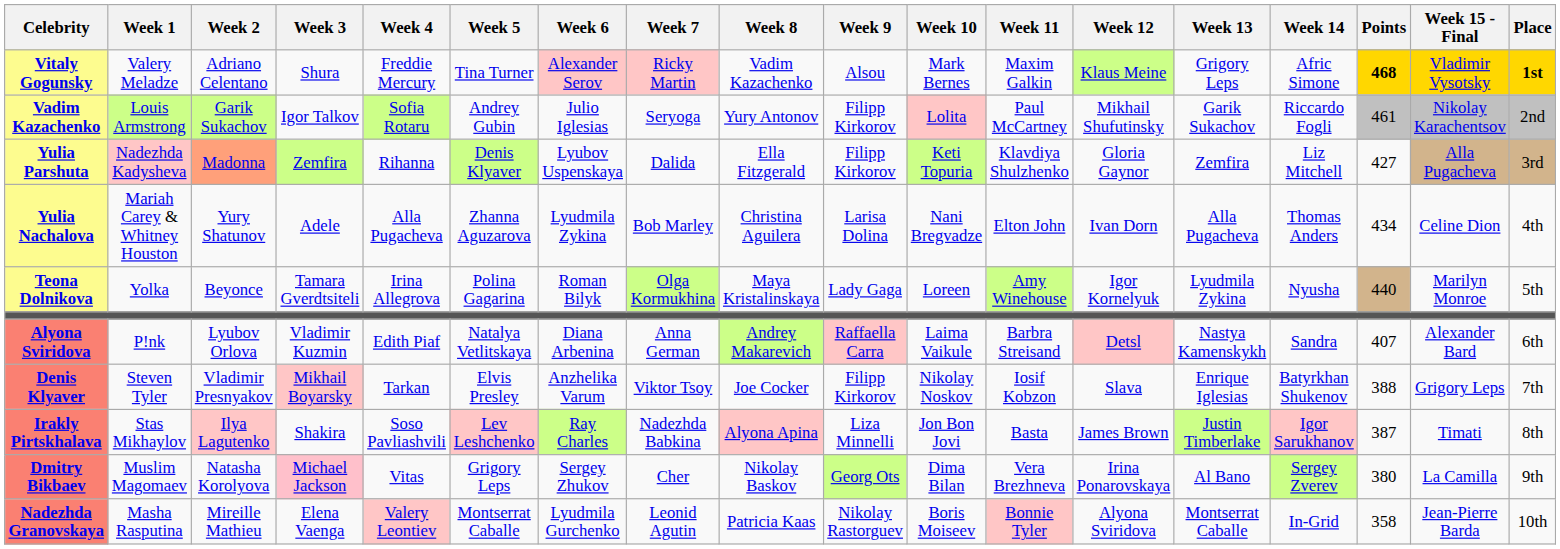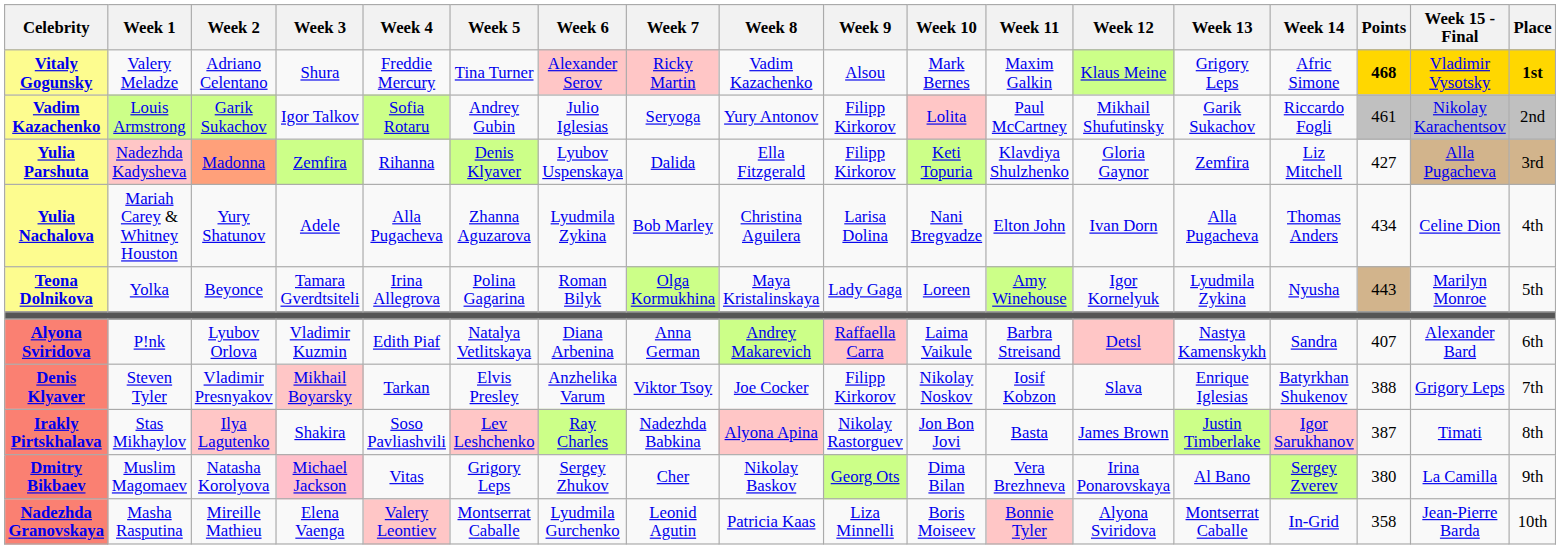(1384, 289) 440 -> (1384, 289) 443
(865, 432) Liza Minnelli -> (865, 432) Nikolay Rastorguev
(865, 522) Nikolay Rastorguev -> (865, 522) Liza Minnelli
